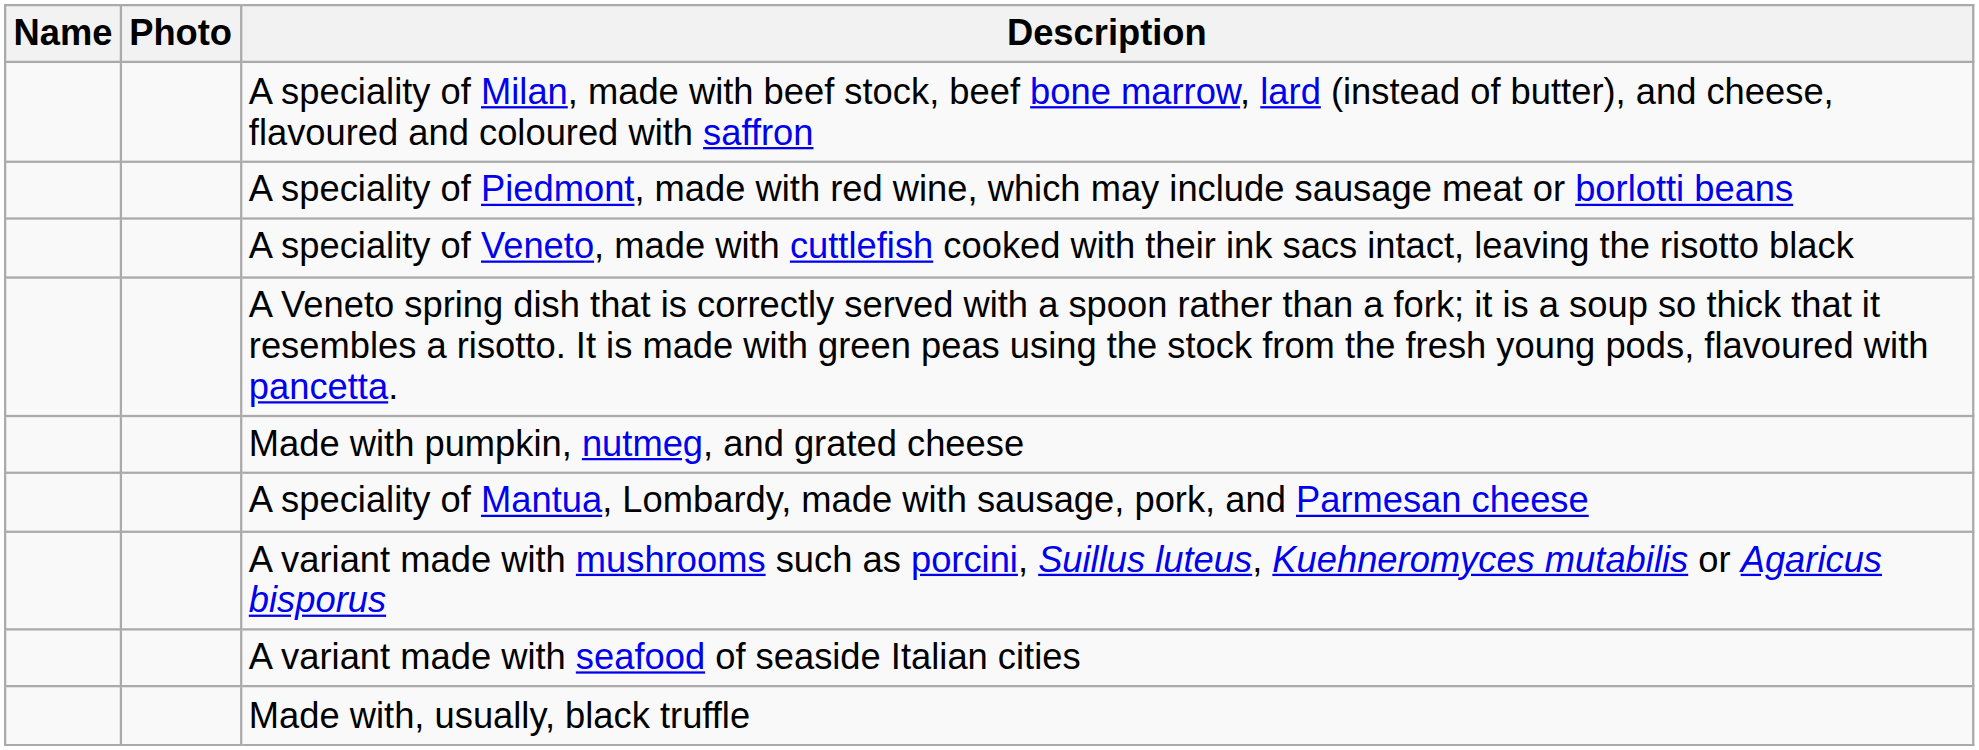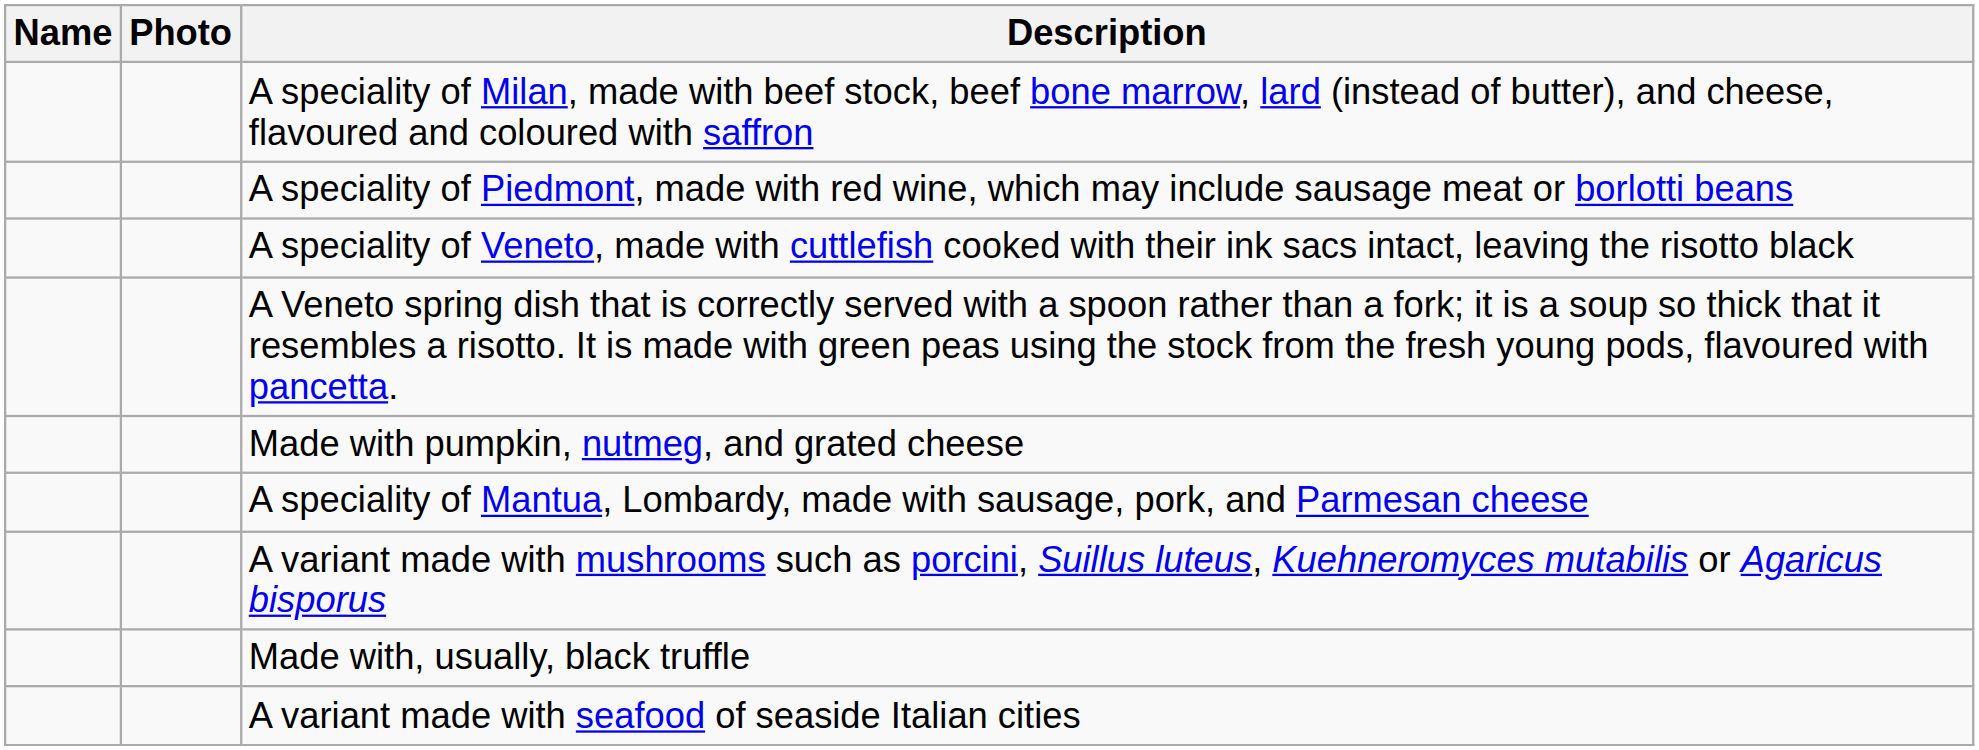rows swapped: (665, 657) <-> (499, 715)
